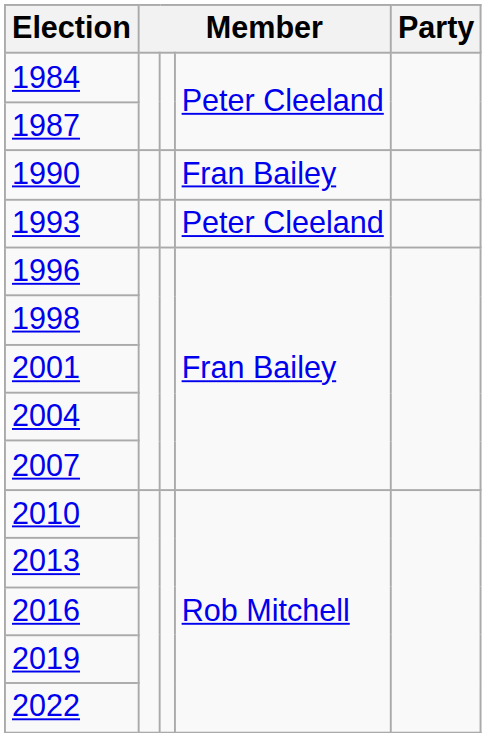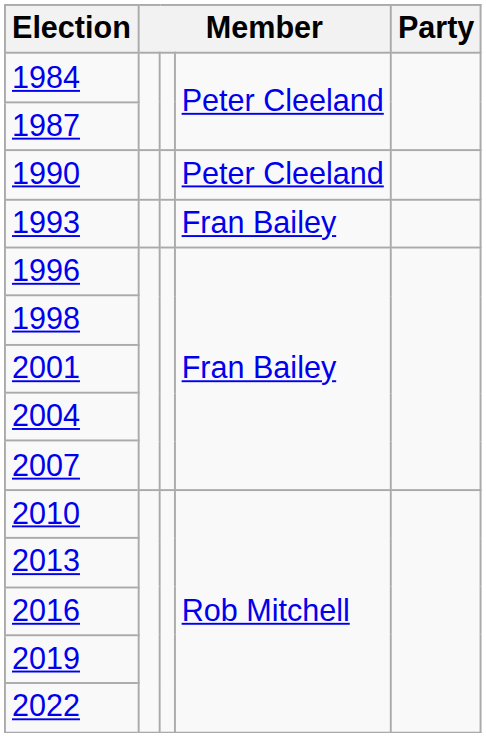(259, 174) Fran Bailey -> (283, 174) Peter Cleeland
(283, 222) Peter Cleeland -> (259, 222) Fran Bailey
